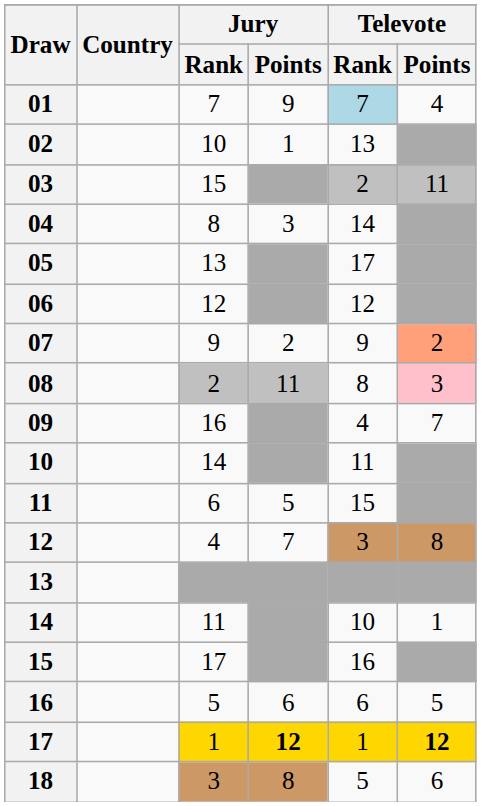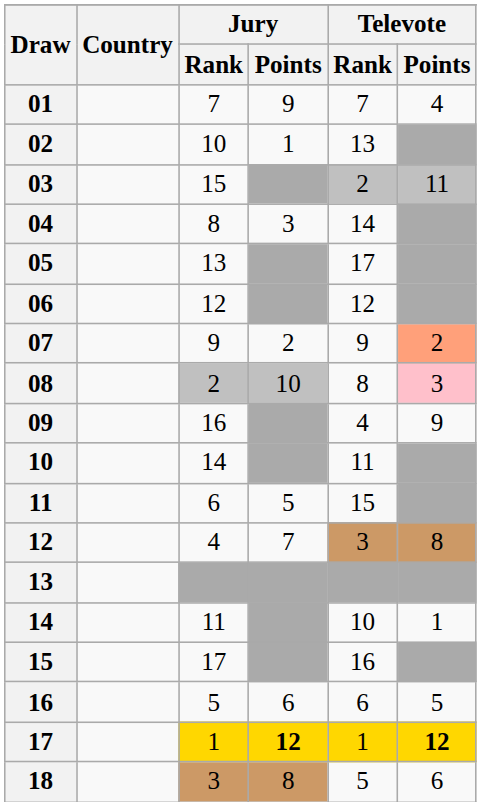(363, 104) lightblue background -> (363, 104) no background
(288, 382) 11 -> (288, 382) 10
(437, 422) 7 -> (437, 422) 9
